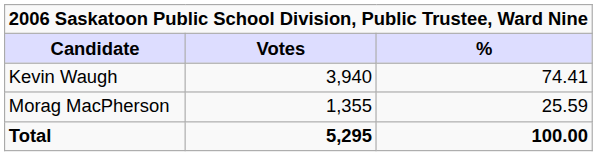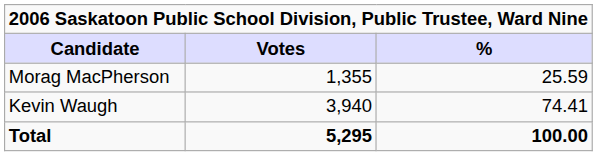rows swapped: (63, 77) <-> (89, 106)
